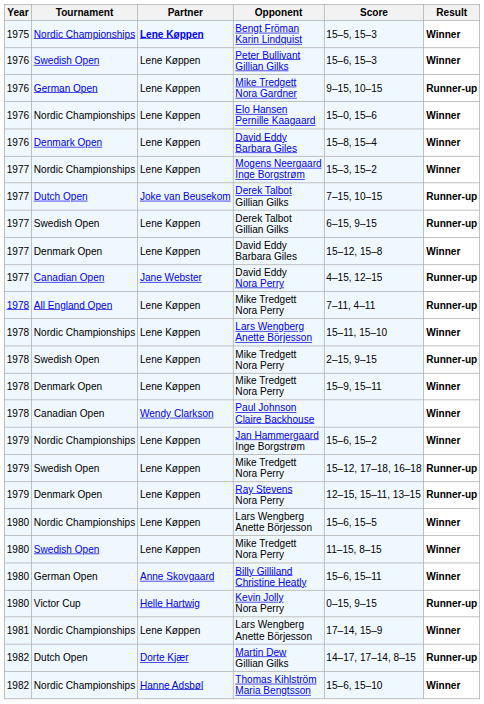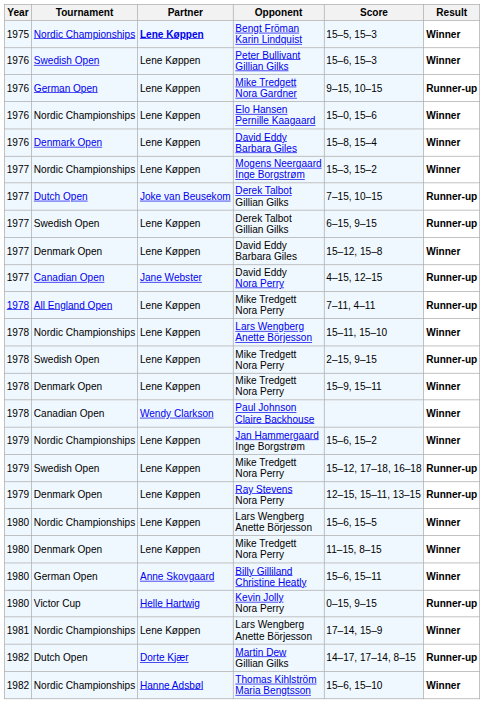(67, 550) Swedish Open -> (68, 550) Denmark Open
